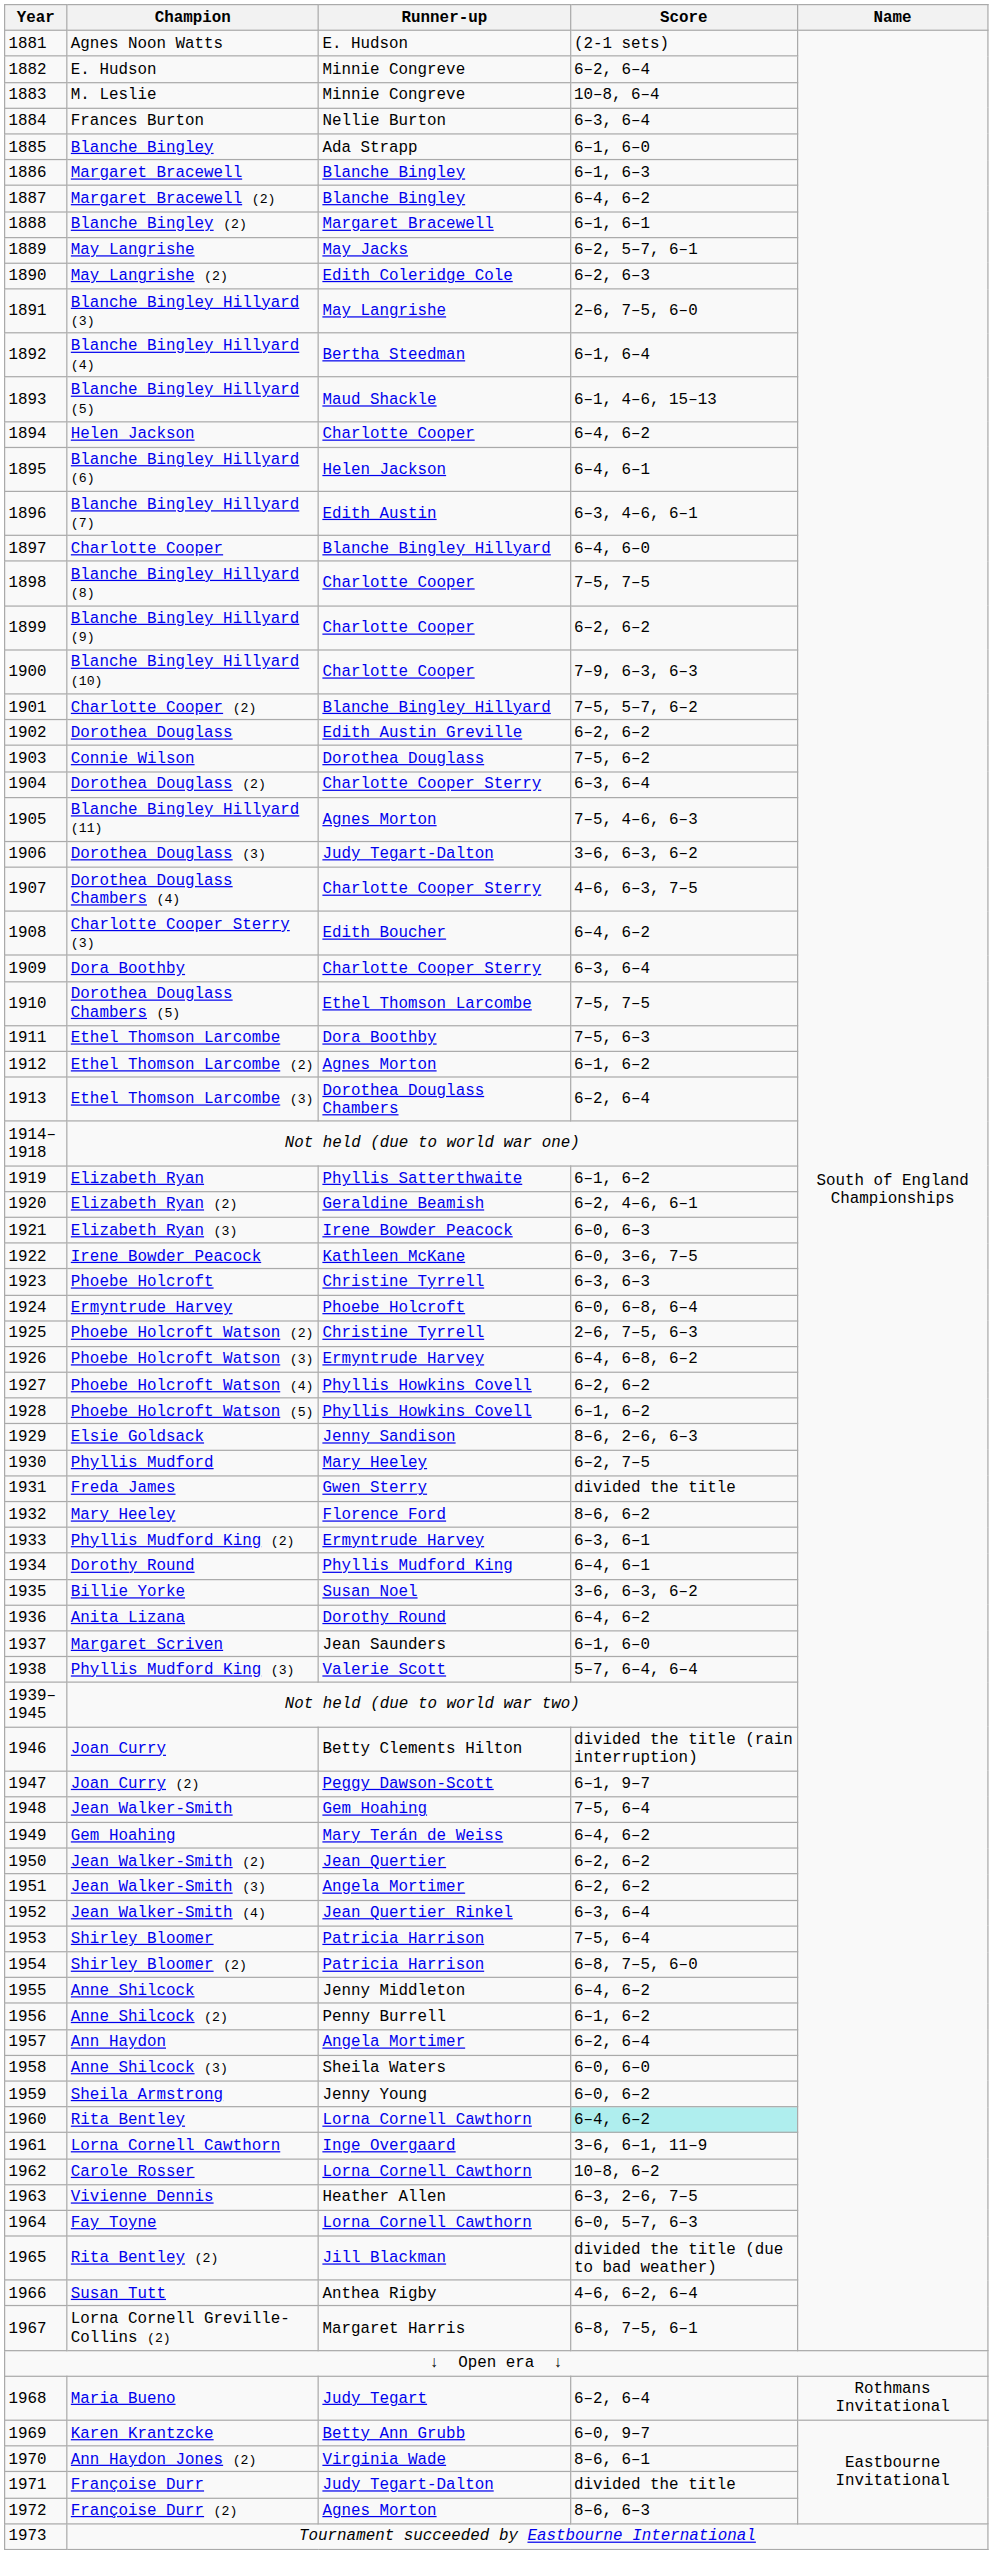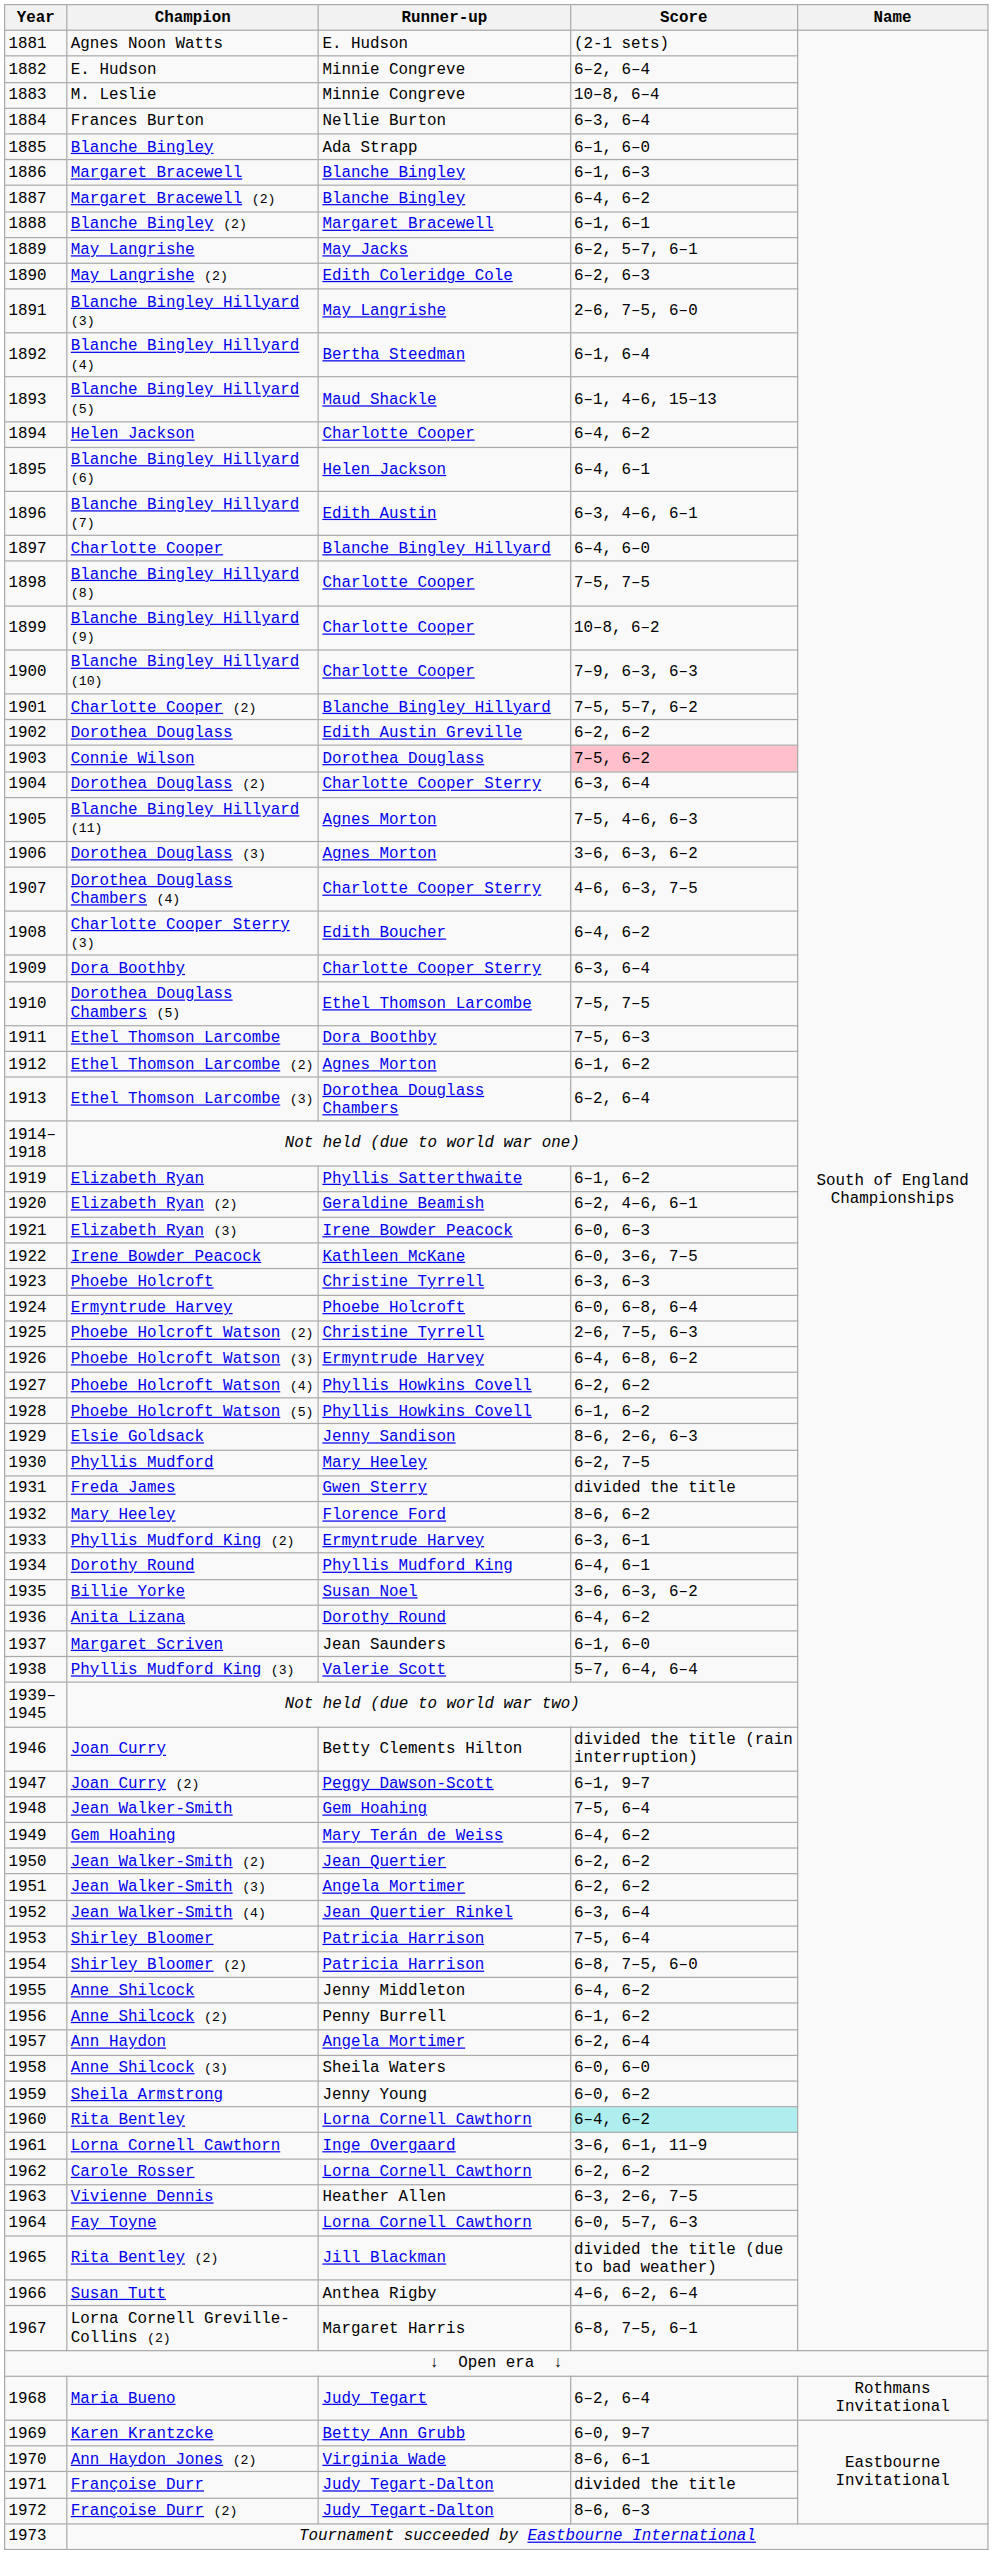(612, 628) 6–2, 6–2 -> (617, 628) 10–8, 6–2
(612, 758) no background -> (612, 758) pink background
(408, 854) Judy Tegart-Dalton -> (379, 854) Agnes Morton
(617, 2171) 10–8, 6–2 -> (612, 2171) 6–2, 6–2
(379, 2511) Agnes Morton -> (408, 2511) Judy Tegart-Dalton
